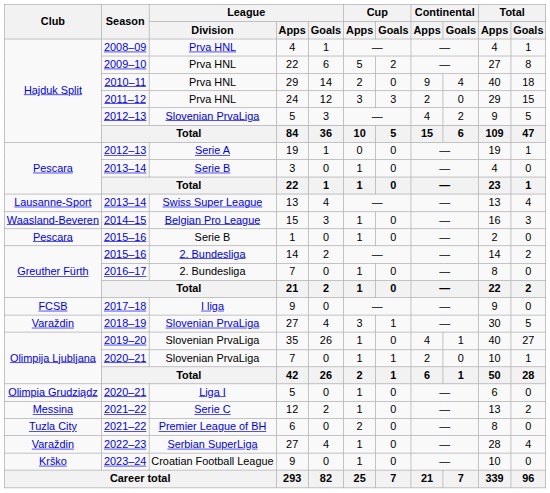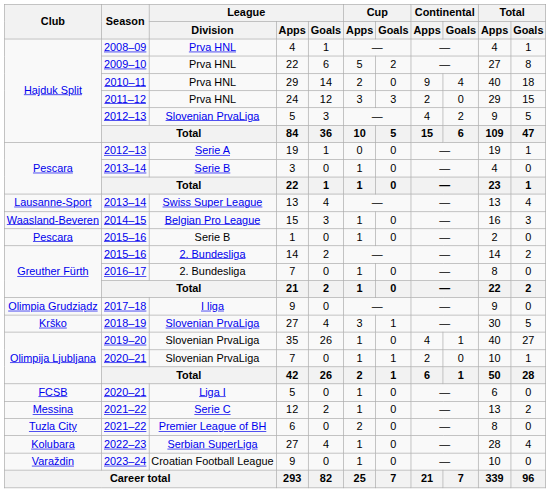(53, 306) FCSB -> (53, 306) Olimpia Grudziądz
(53, 323) Varaždin -> (53, 323) Krško
(53, 392) Olimpia Grudziądz -> (53, 392) FCSB
(53, 444) Varaždin -> (53, 444) Kolubara
(53, 461) Krško -> (53, 461) Varaždin
